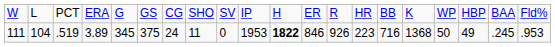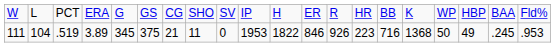(172, 32) 24 -> (172, 32) 21
(286, 32) bold -> (286, 32) normal
